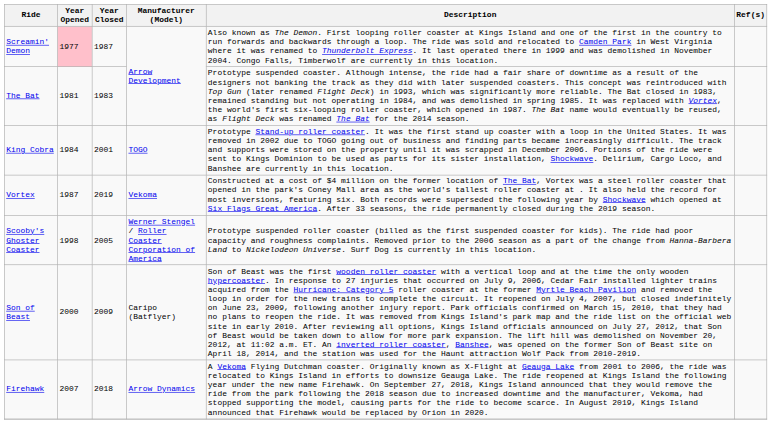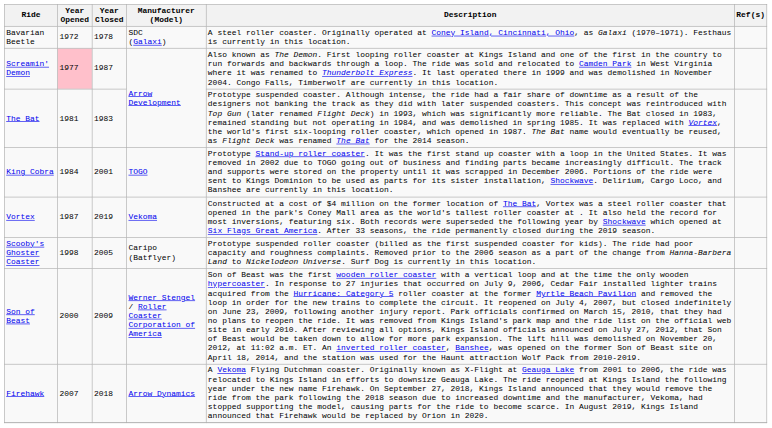+ row: (25, 37)
(162, 240) Werner Stengel / Roller Coaster Corporation of America -> (152, 253) Caripo (Batflyer)
(152, 312) Caripo (Batflyer) -> (162, 316) Werner Stengel / Roller Coaster Corporation of America
